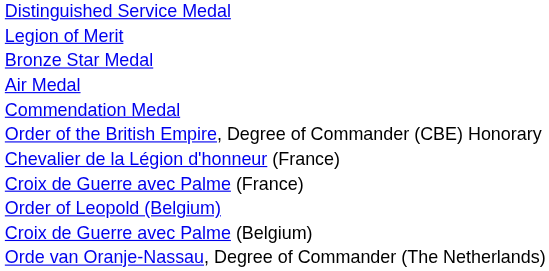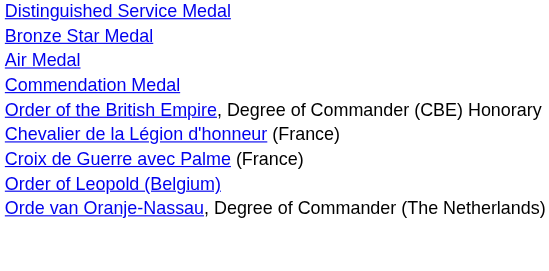- row: (64, 36)
- row: (159, 233)
